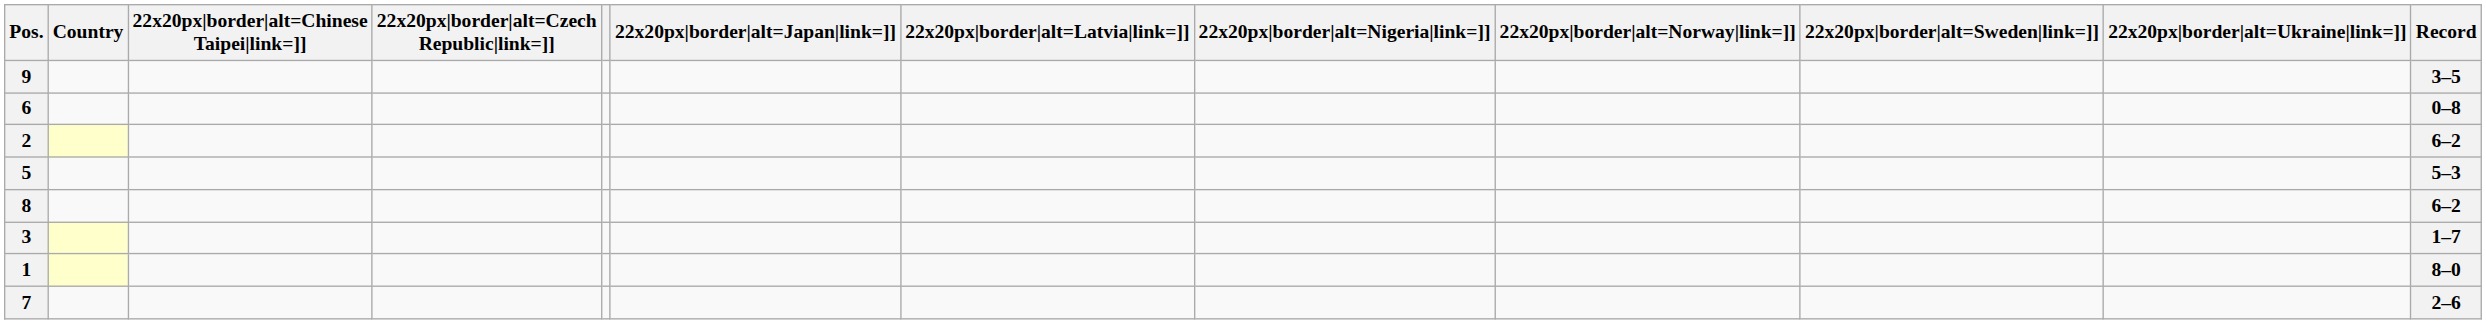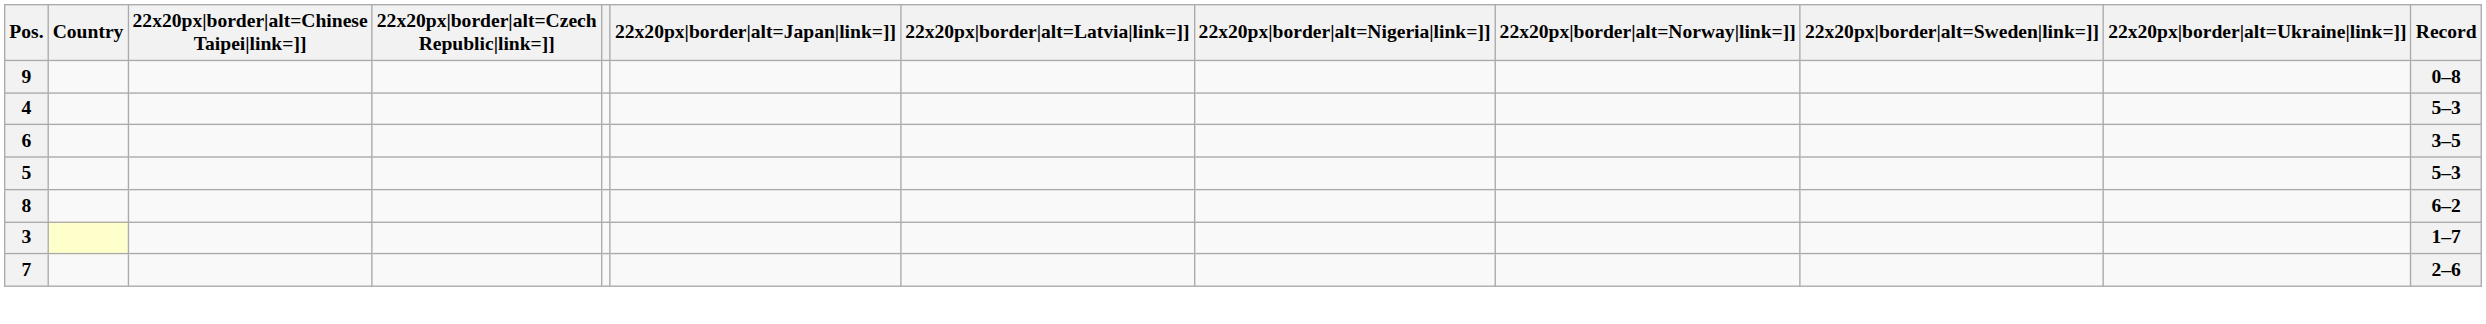(2446, 76) 3–5 -> (2446, 76) 0–8
+ row: (26, 108)
(2446, 108) 0–8 -> (2446, 141) 3–5
- row: (26, 141)
- row: (26, 270)
